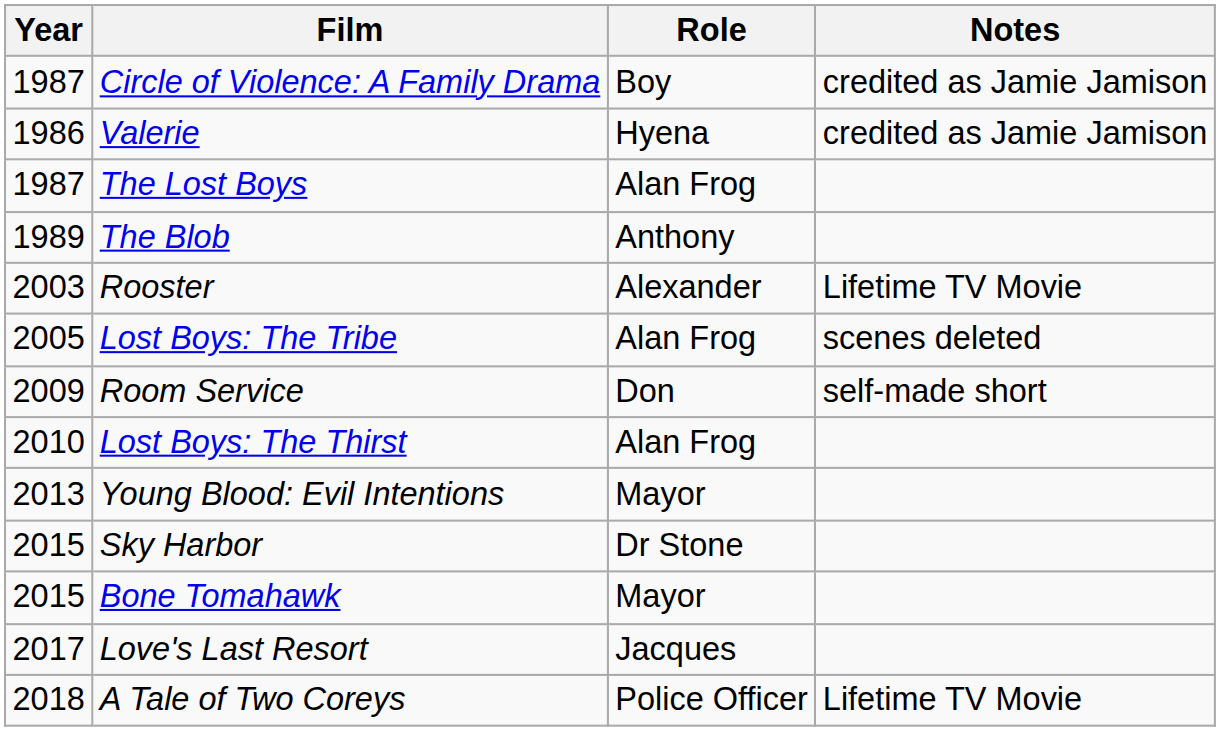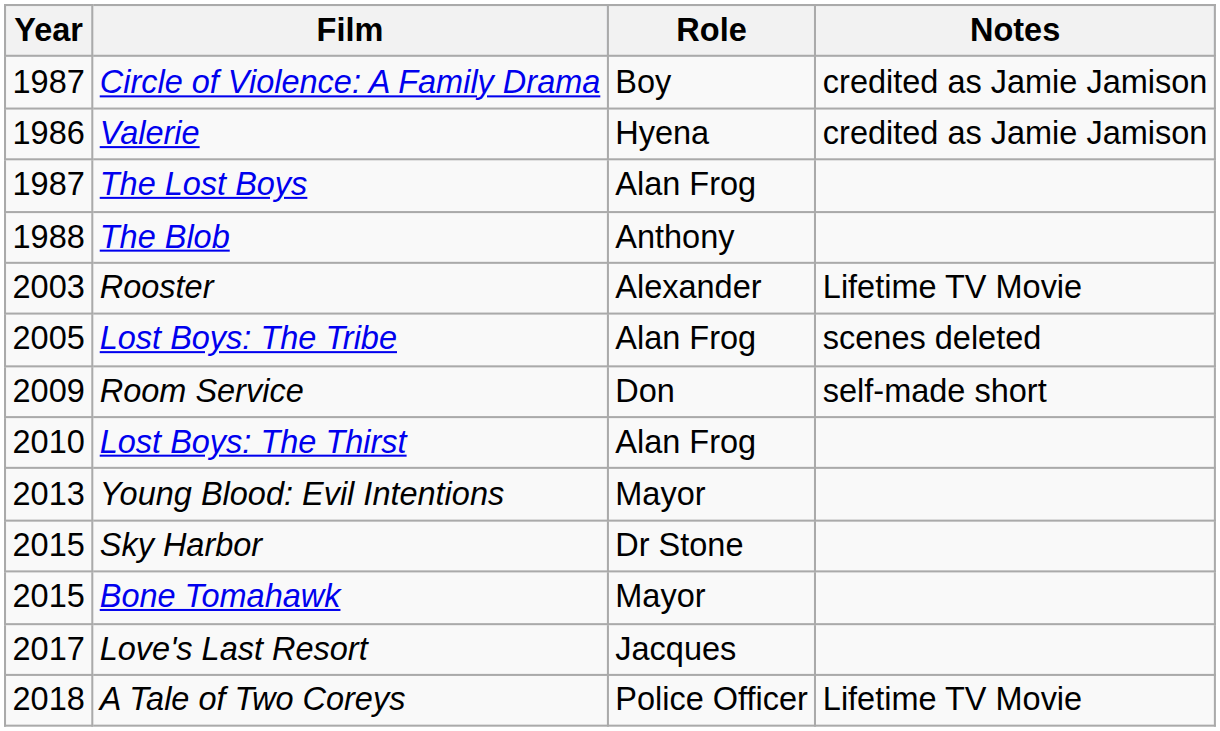(49, 236) 1989 -> (49, 236) 1988
